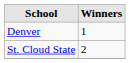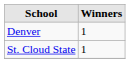(84, 49) 2 -> (84, 49) 1
